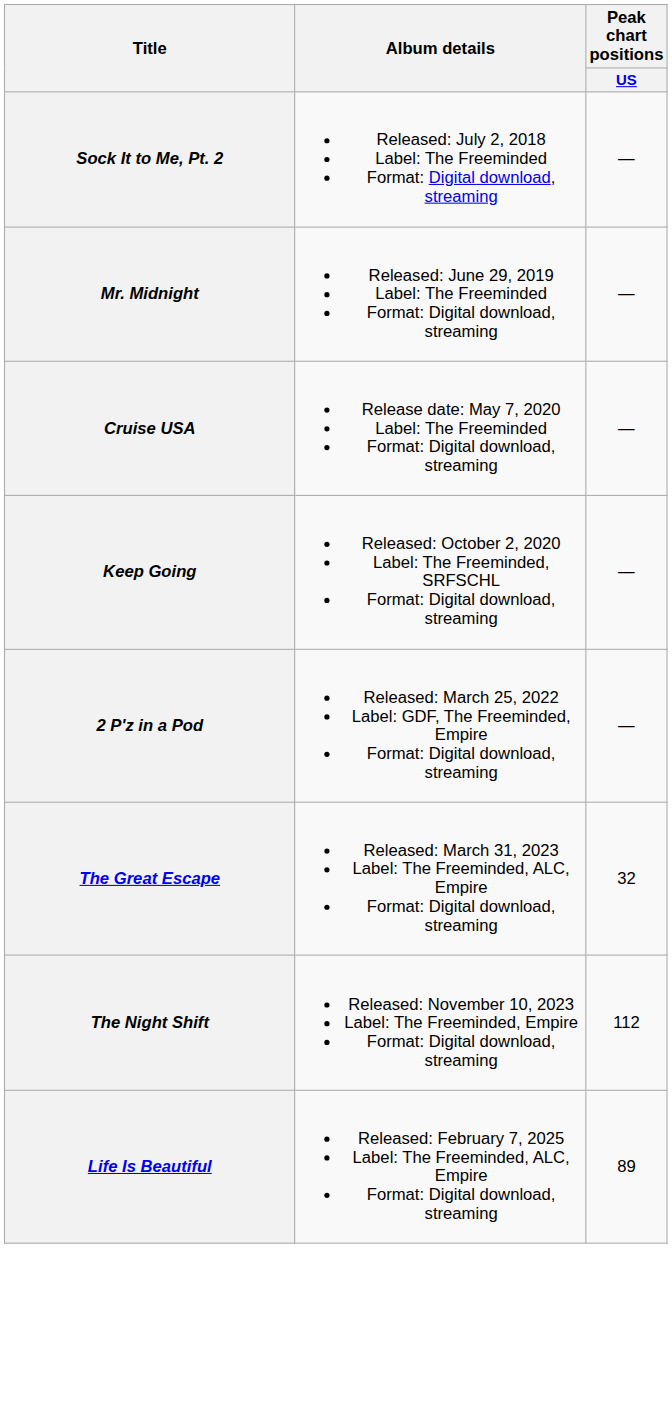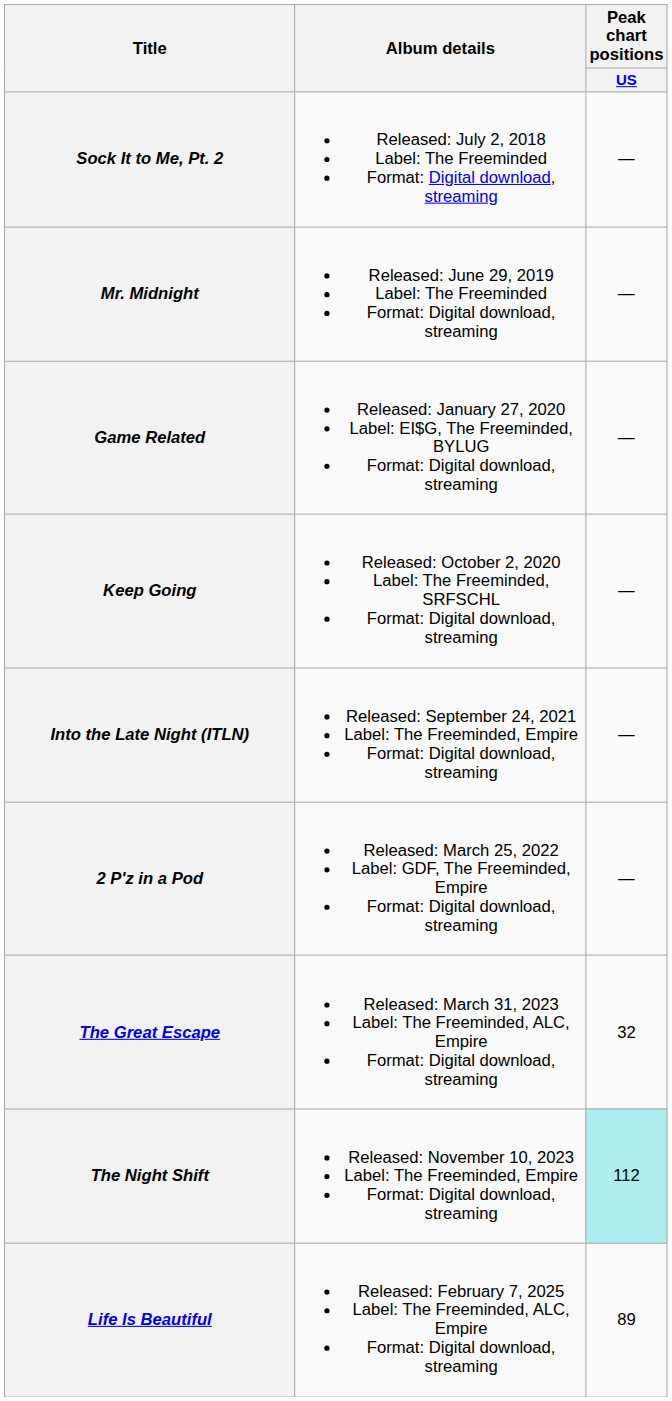+ row: (150, 437)
- row: (150, 428)
+ row: (150, 734)
(626, 1022) no background -> (626, 1175) paleturquoise background
